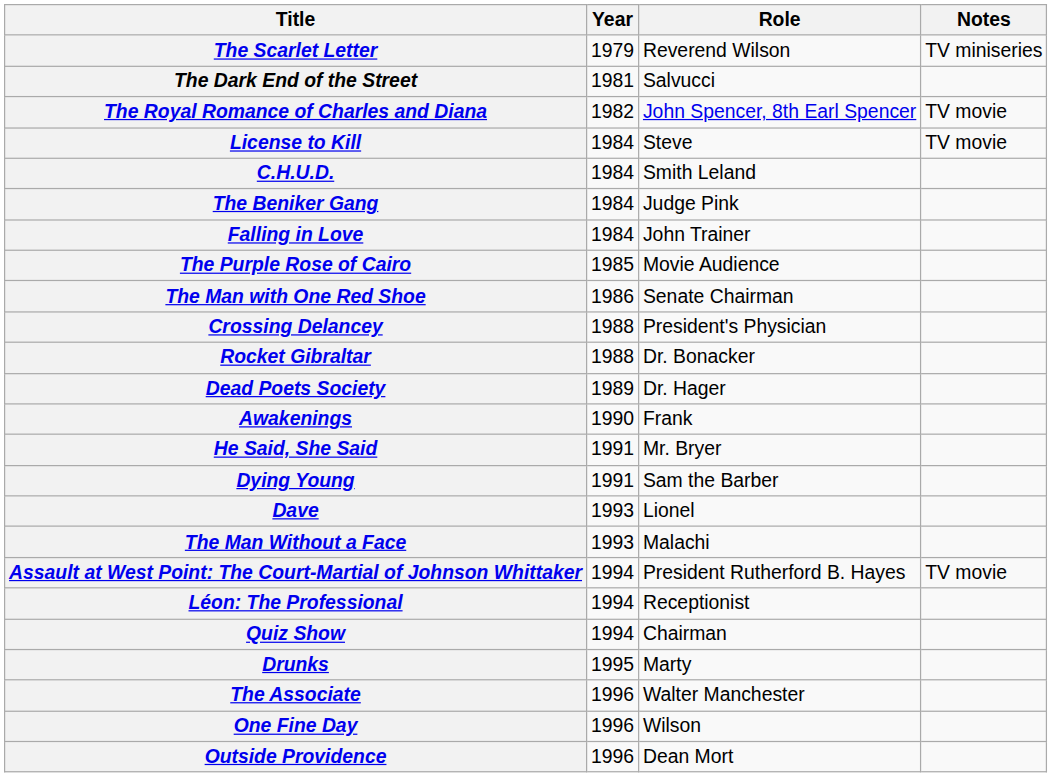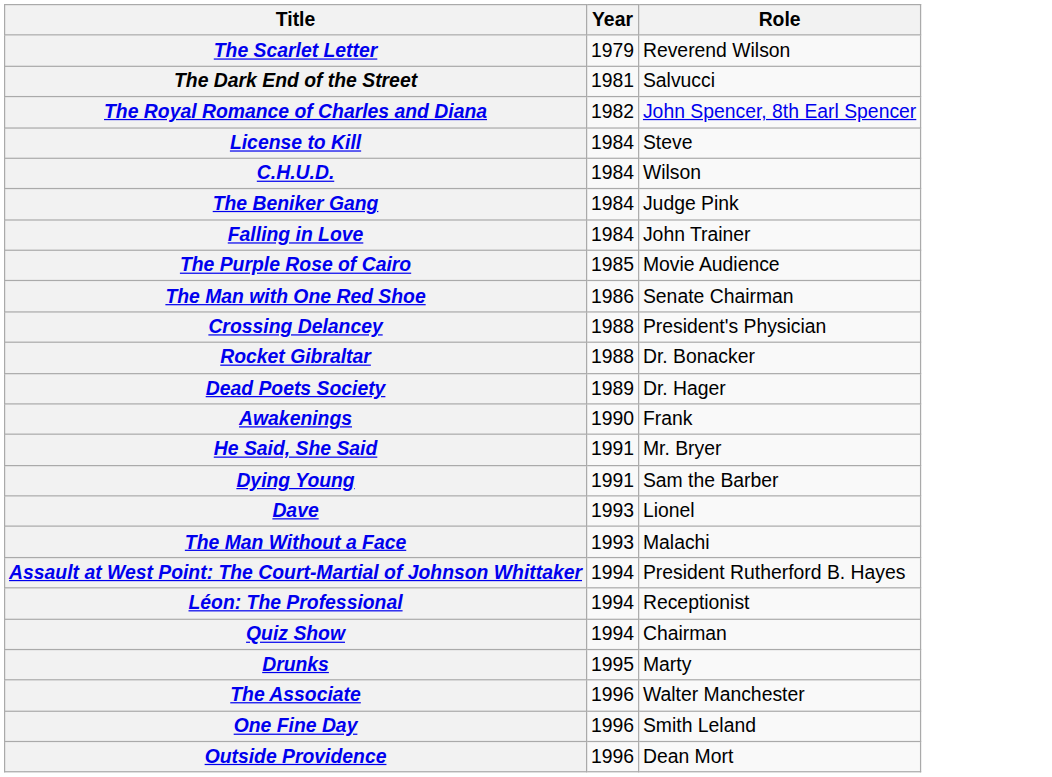- column: (984, 19)
(699, 173) Smith Leland -> (672, 173) Wilson
(672, 726) Wilson -> (699, 726) Smith Leland
